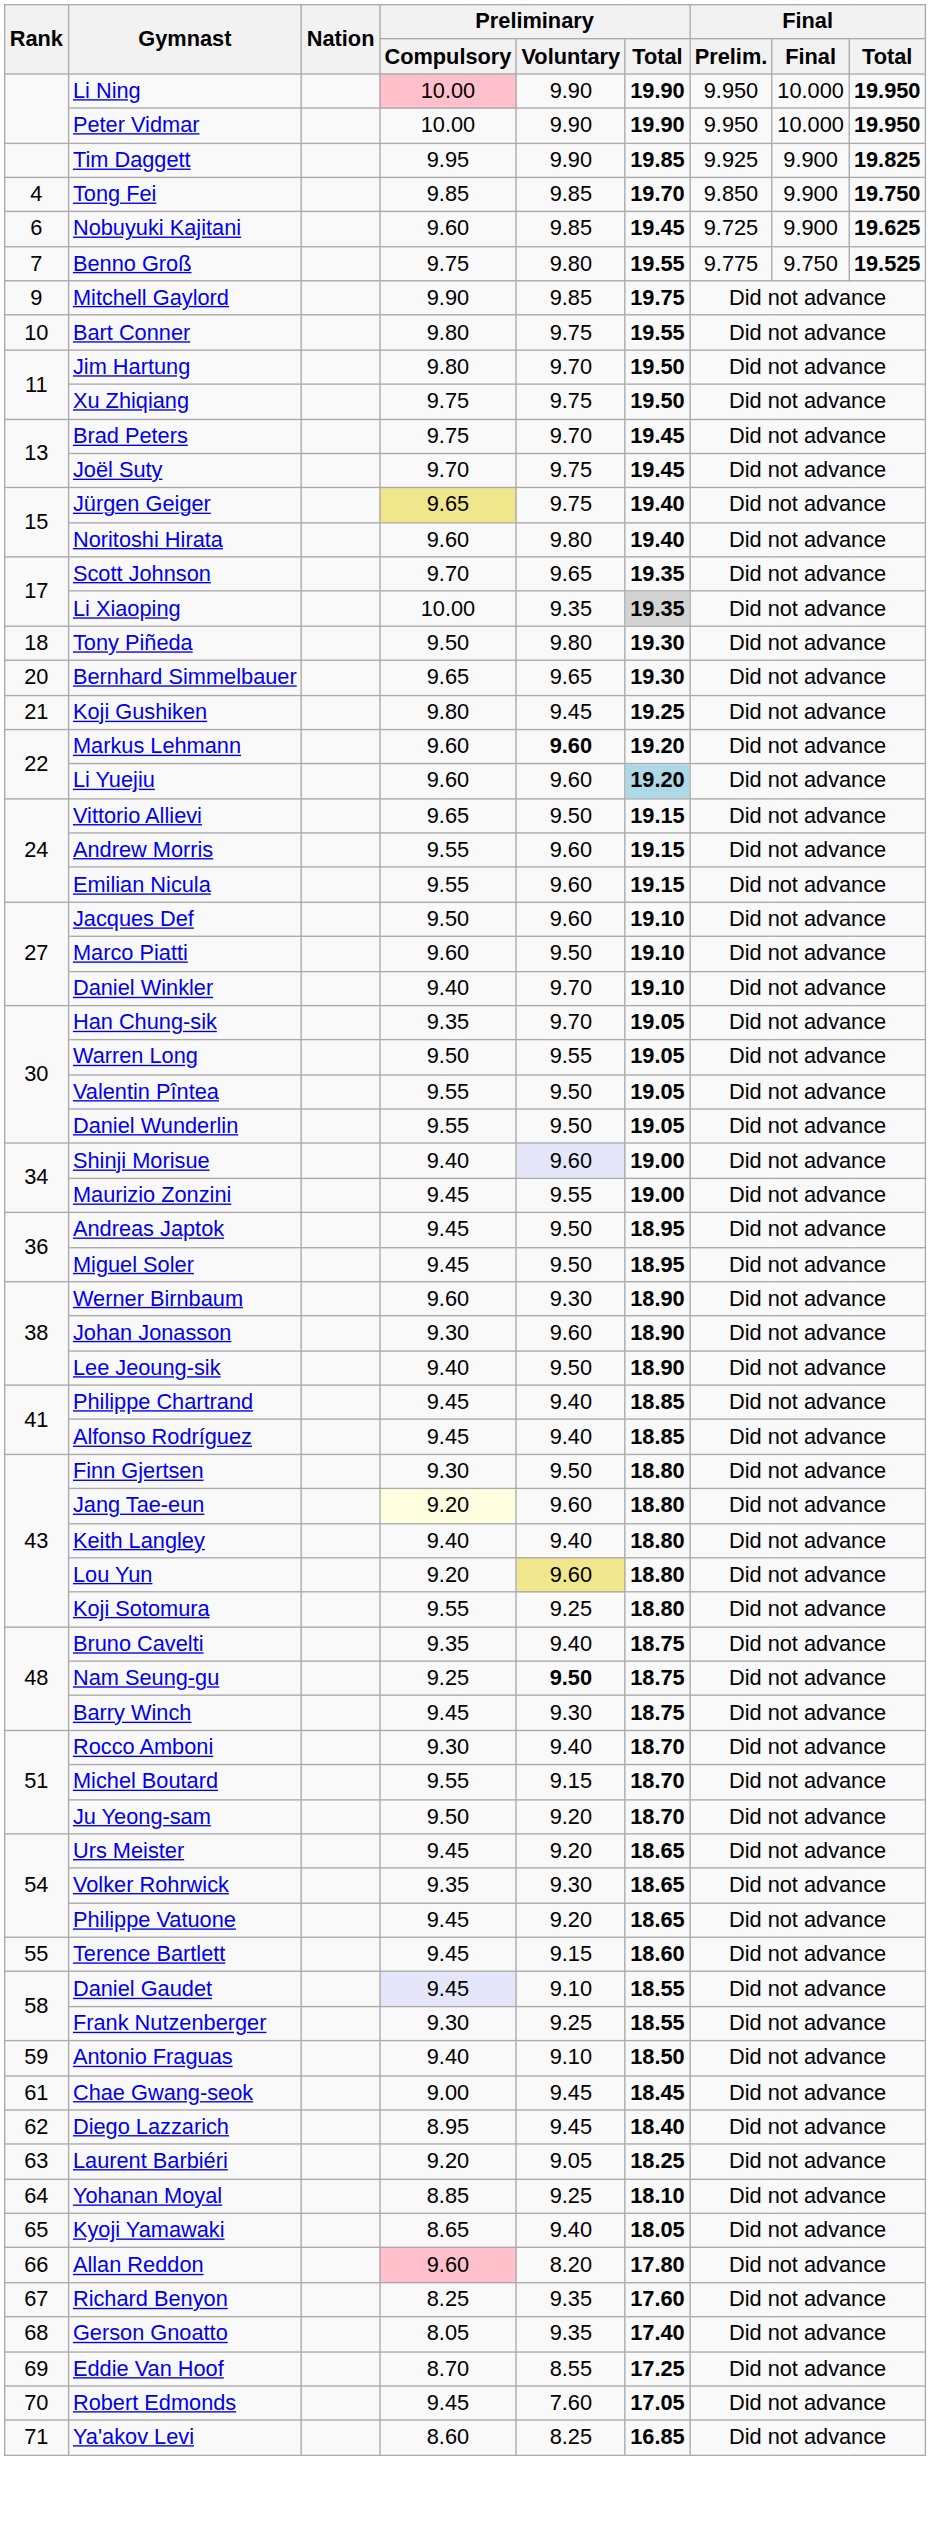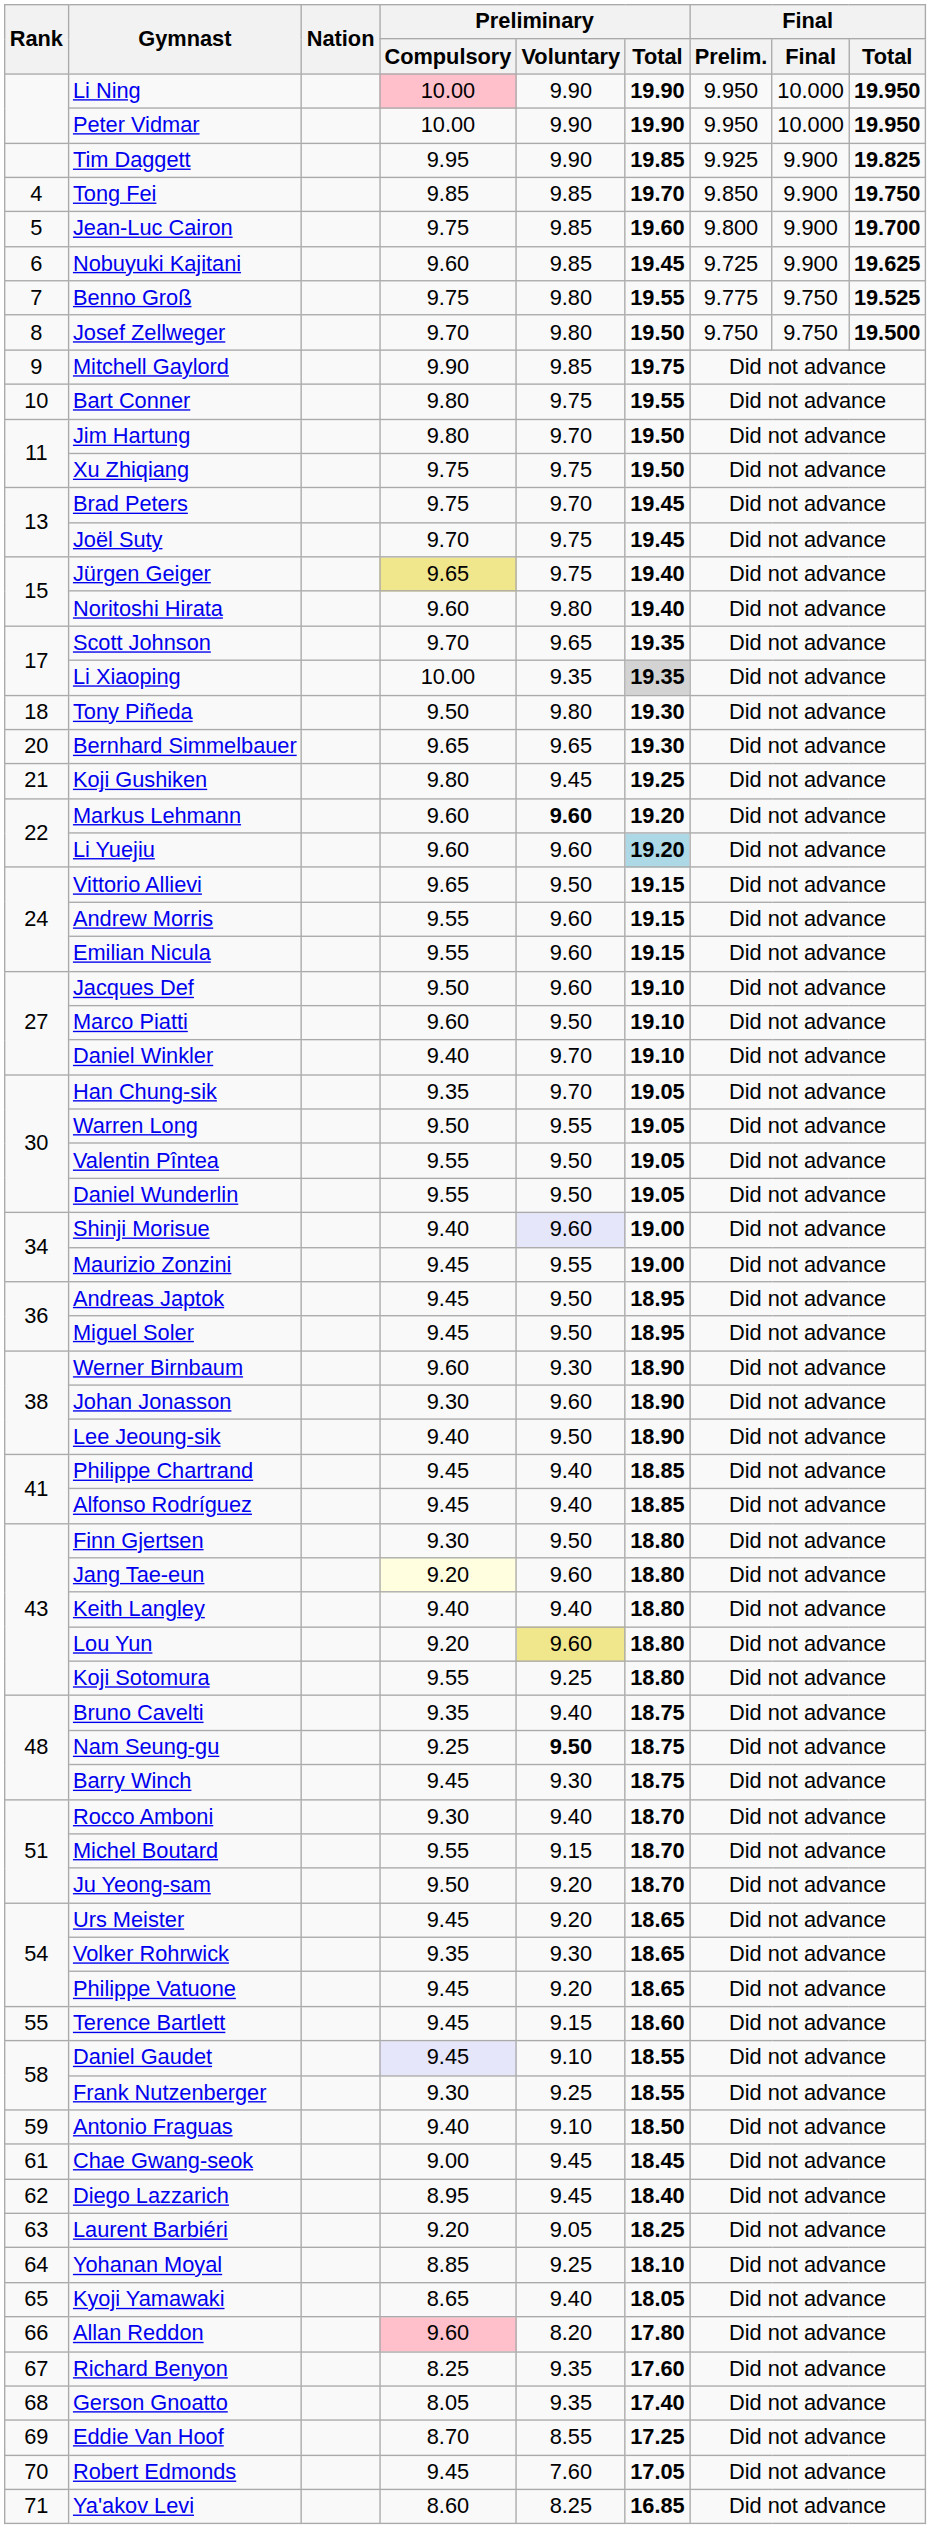+ row: (153, 228)
+ row: (149, 332)
